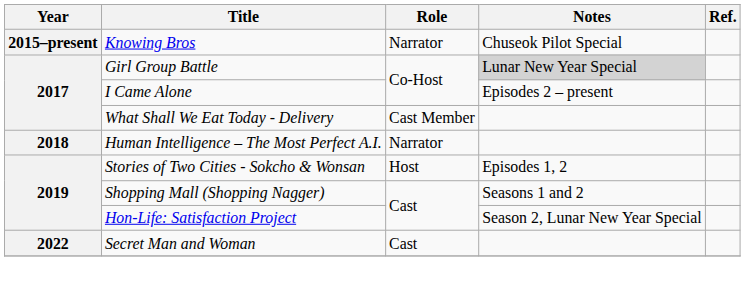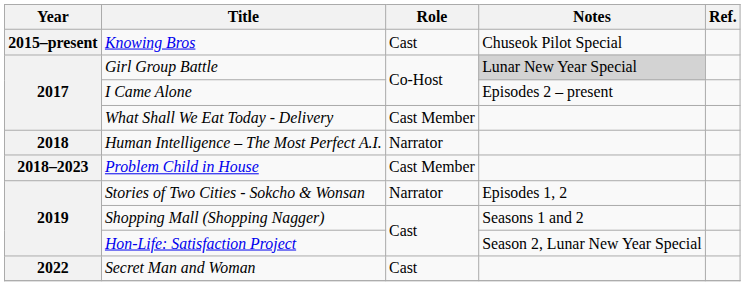(416, 42) Narrator -> (403, 42) Cast
+ row: (182, 167)
(404, 167) Host -> (416, 192) Narrator
